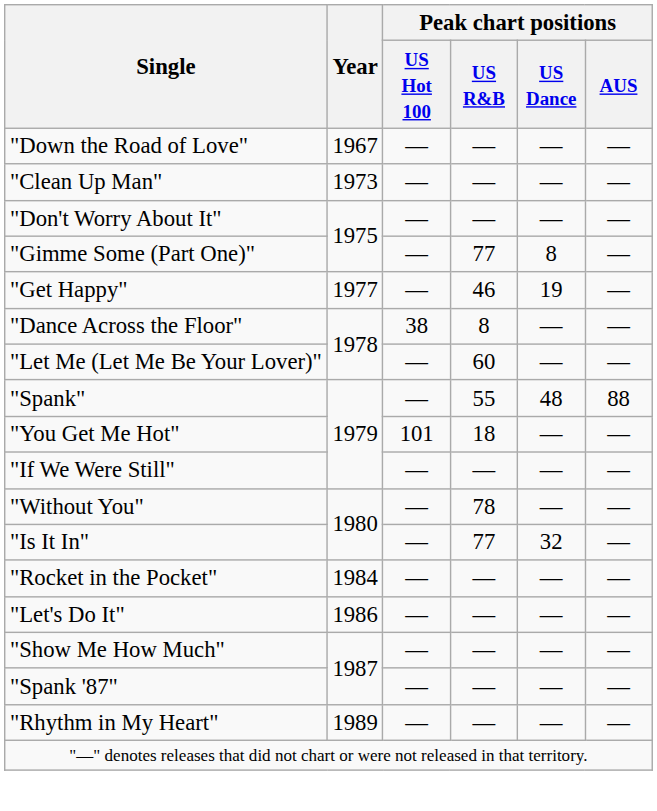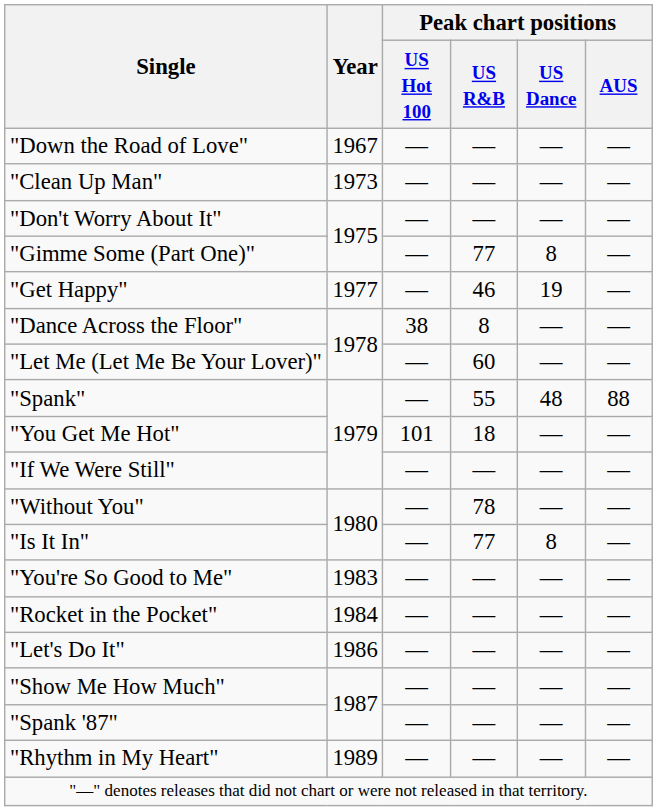(551, 542) 32 -> (551, 542) 8
+ row: (121, 578)
